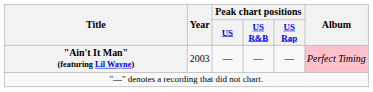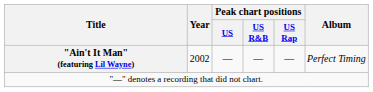(200, 58) 2003 -> (200, 58) 2002
(336, 58) pink background -> (336, 58) no background
